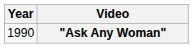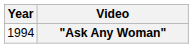(21, 33) 1990 -> (21, 33) 1994
